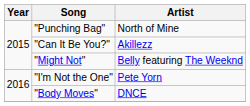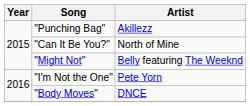(148, 28) North of Mine -> (135, 28) Akillezz
(135, 45) Akillezz -> (148, 45) North of Mine
